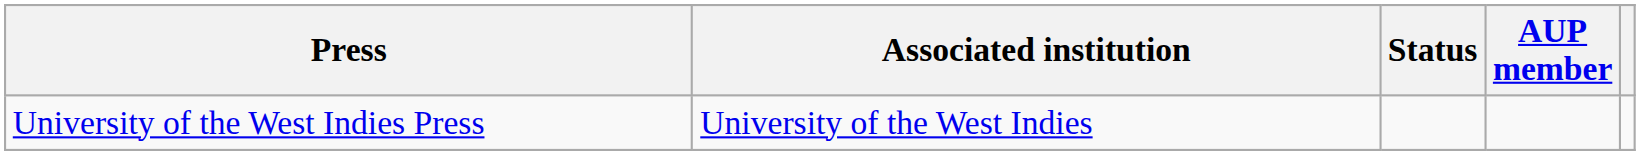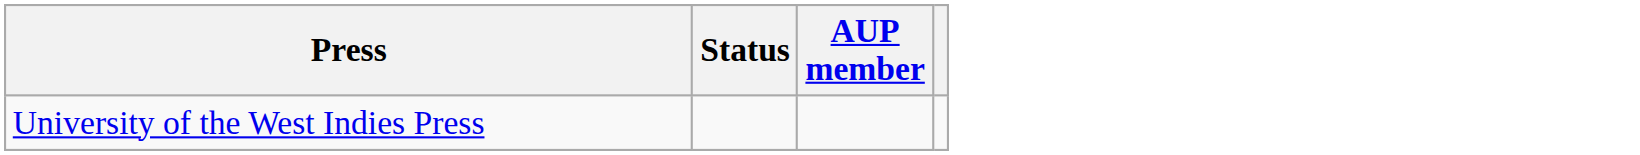- column: (1036, 50)
